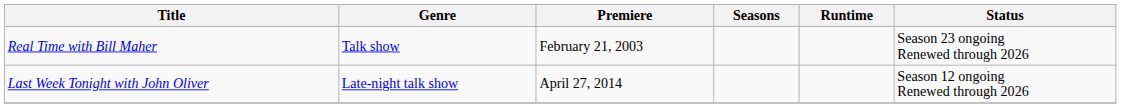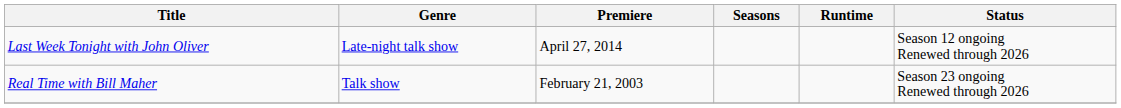rows swapped: (82, 45) <-> (108, 84)
